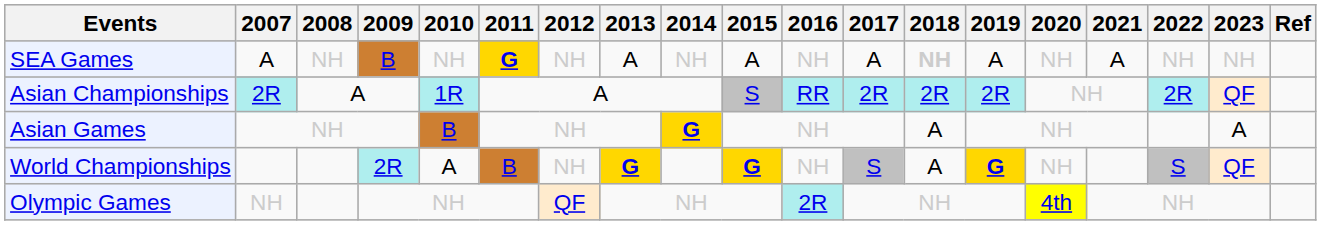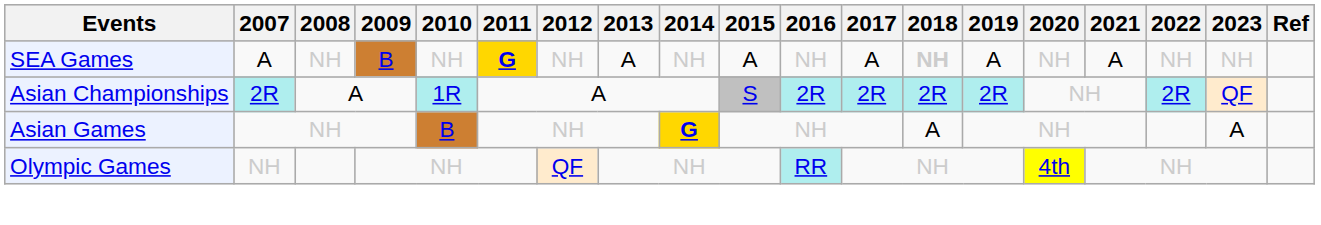(813, 94) RR -> (811, 94) 2R
- row: (120, 166)
(813, 202) 2R -> (811, 166) RR
